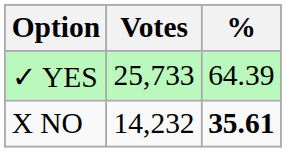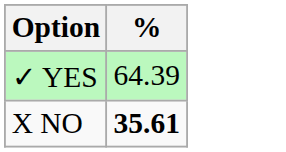- column: (154, 27)
